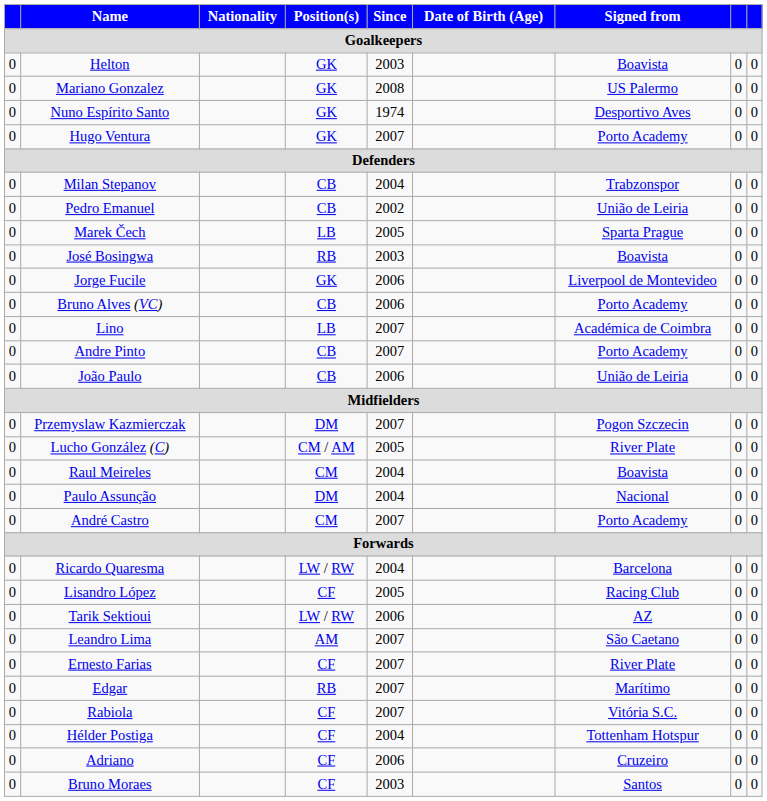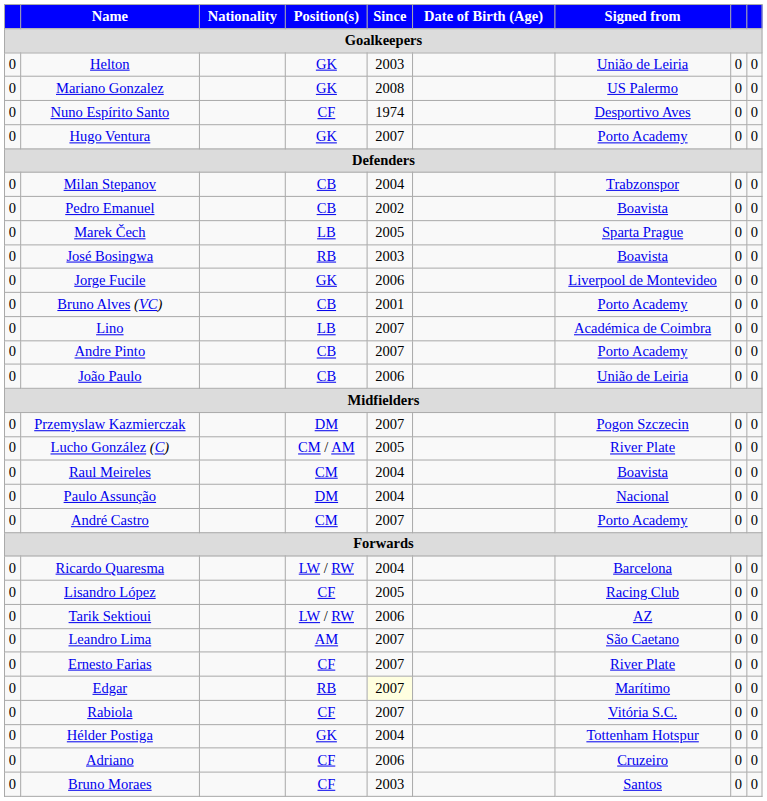(643, 64) Boavista -> (643, 64) União de Leiria
(326, 112) GK -> (326, 112) CF
(643, 208) União de Leiria -> (643, 208) Boavista
(390, 304) 2006 -> (390, 304) 2001
(390, 688) no background -> (390, 688) lightyellow background
(326, 736) CF -> (326, 736) GK
